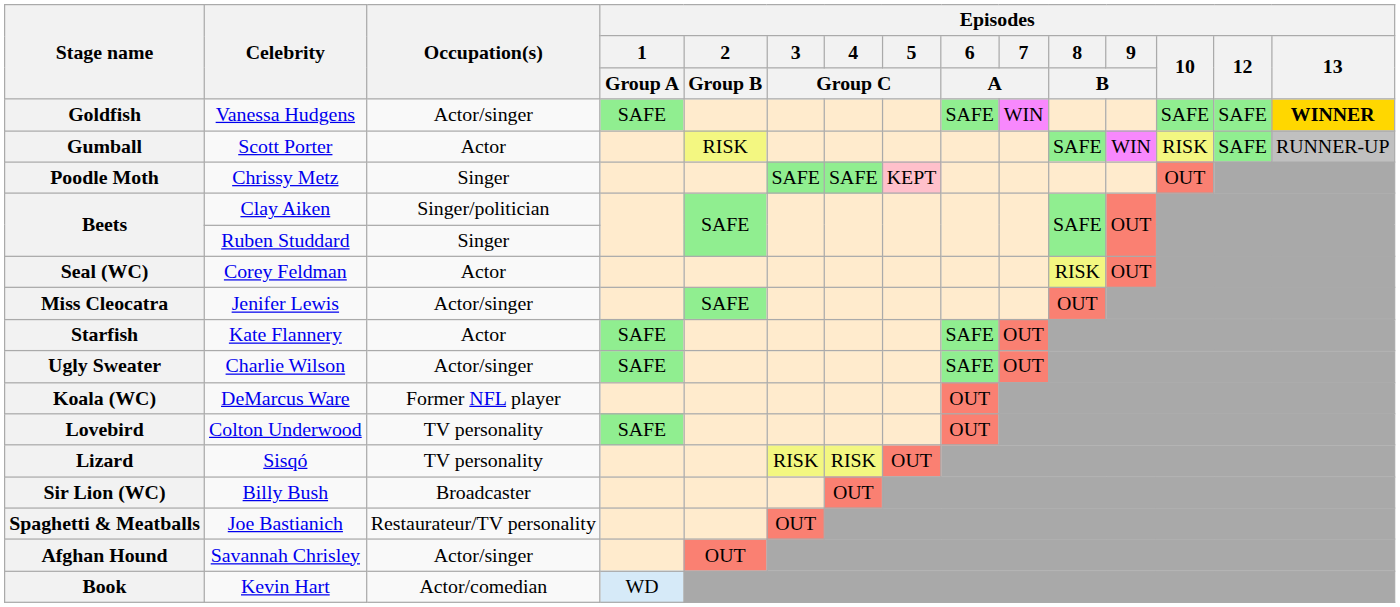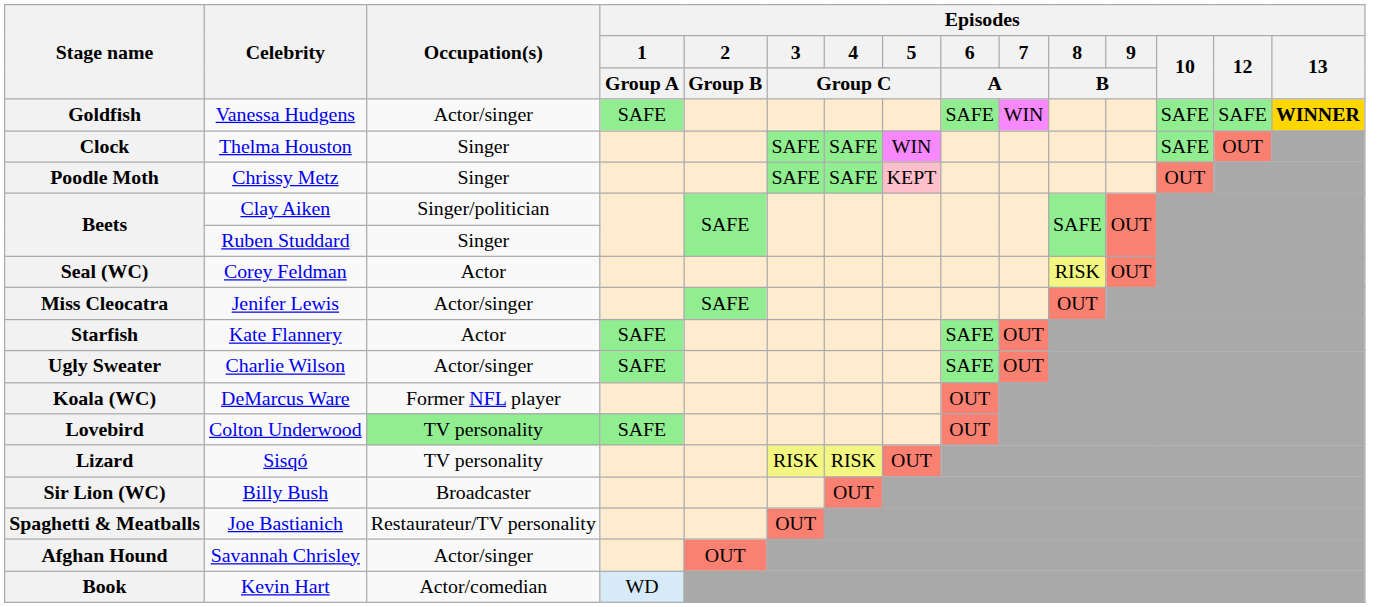- row: (105, 146)
+ row: (105, 146)
(483, 429) no background -> (483, 429) lightgreen background
